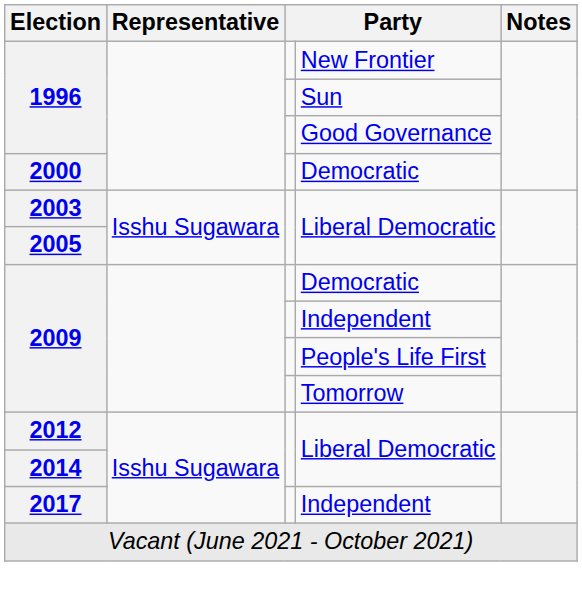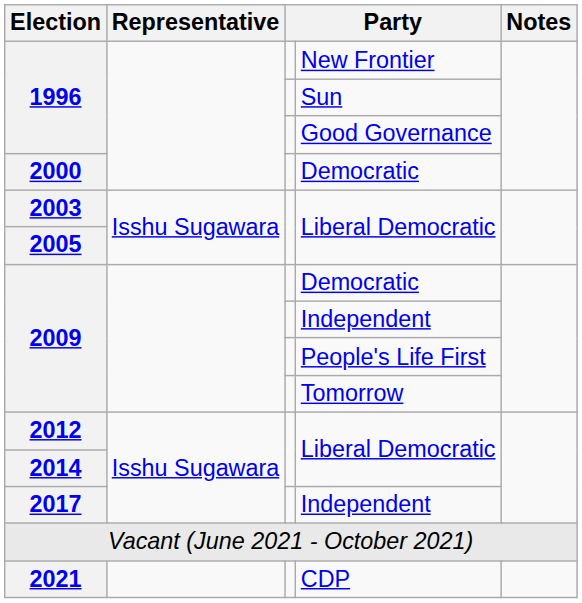+ row: (56, 578)
